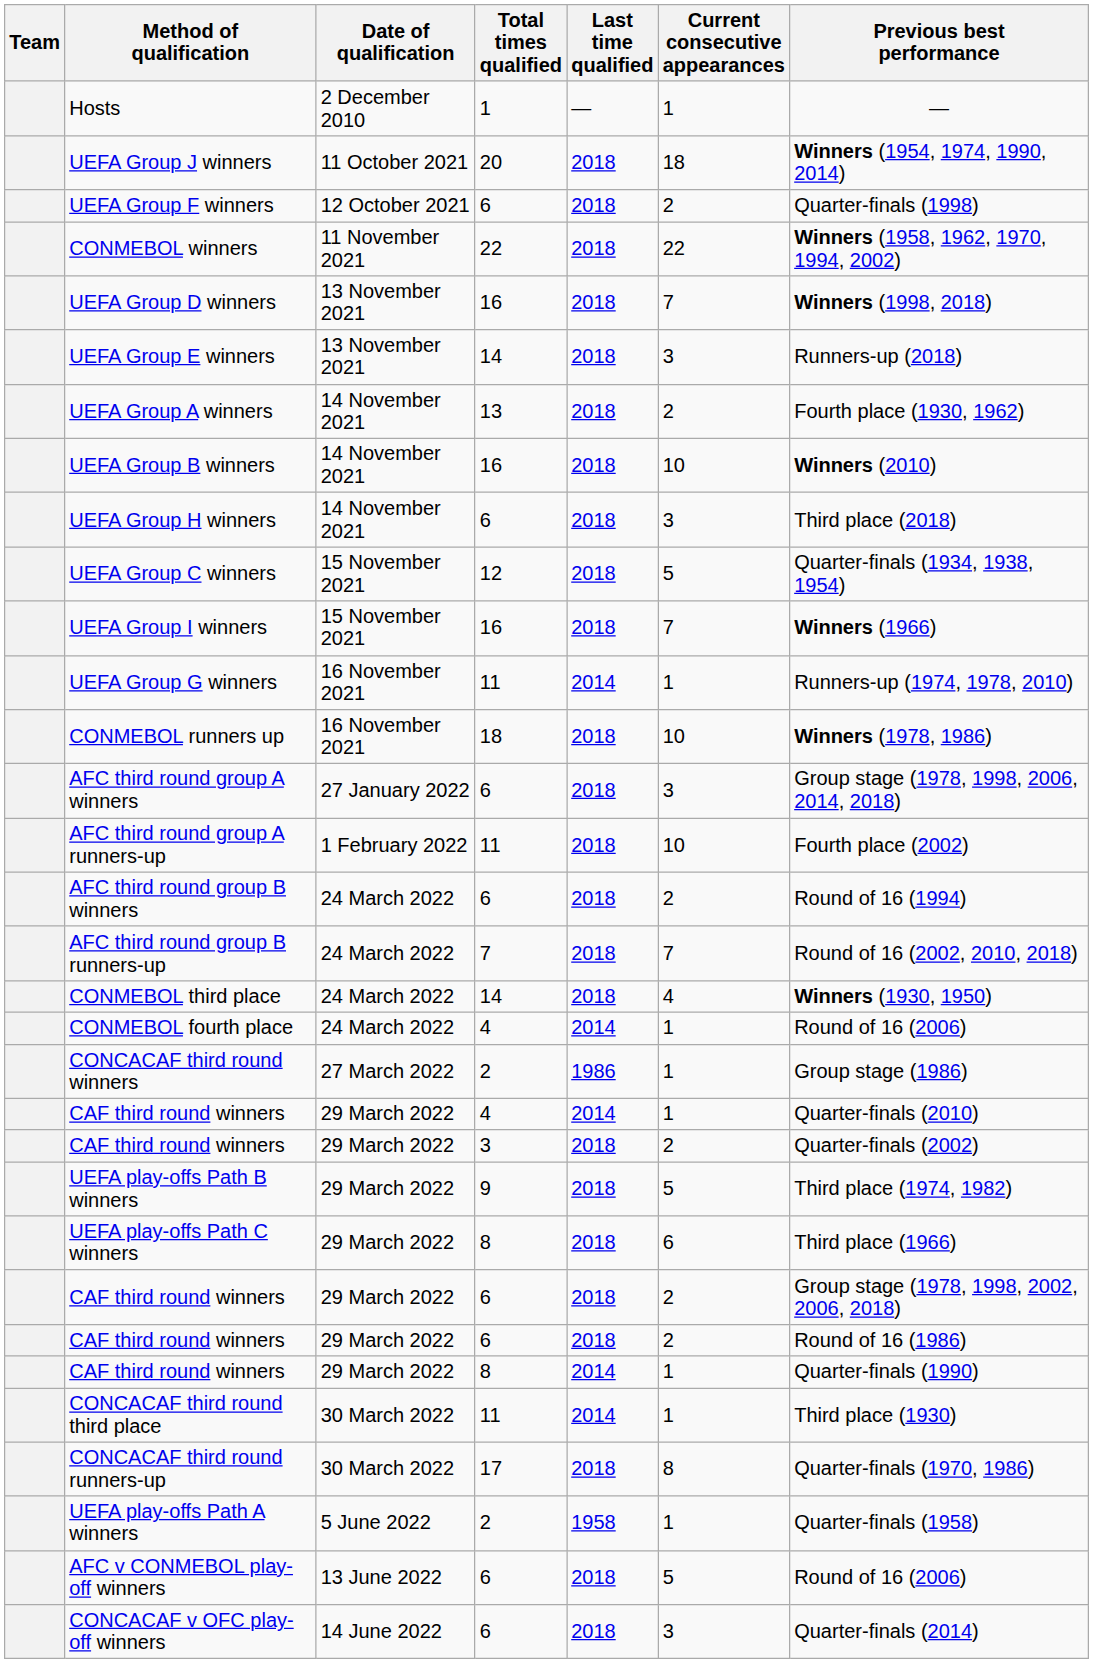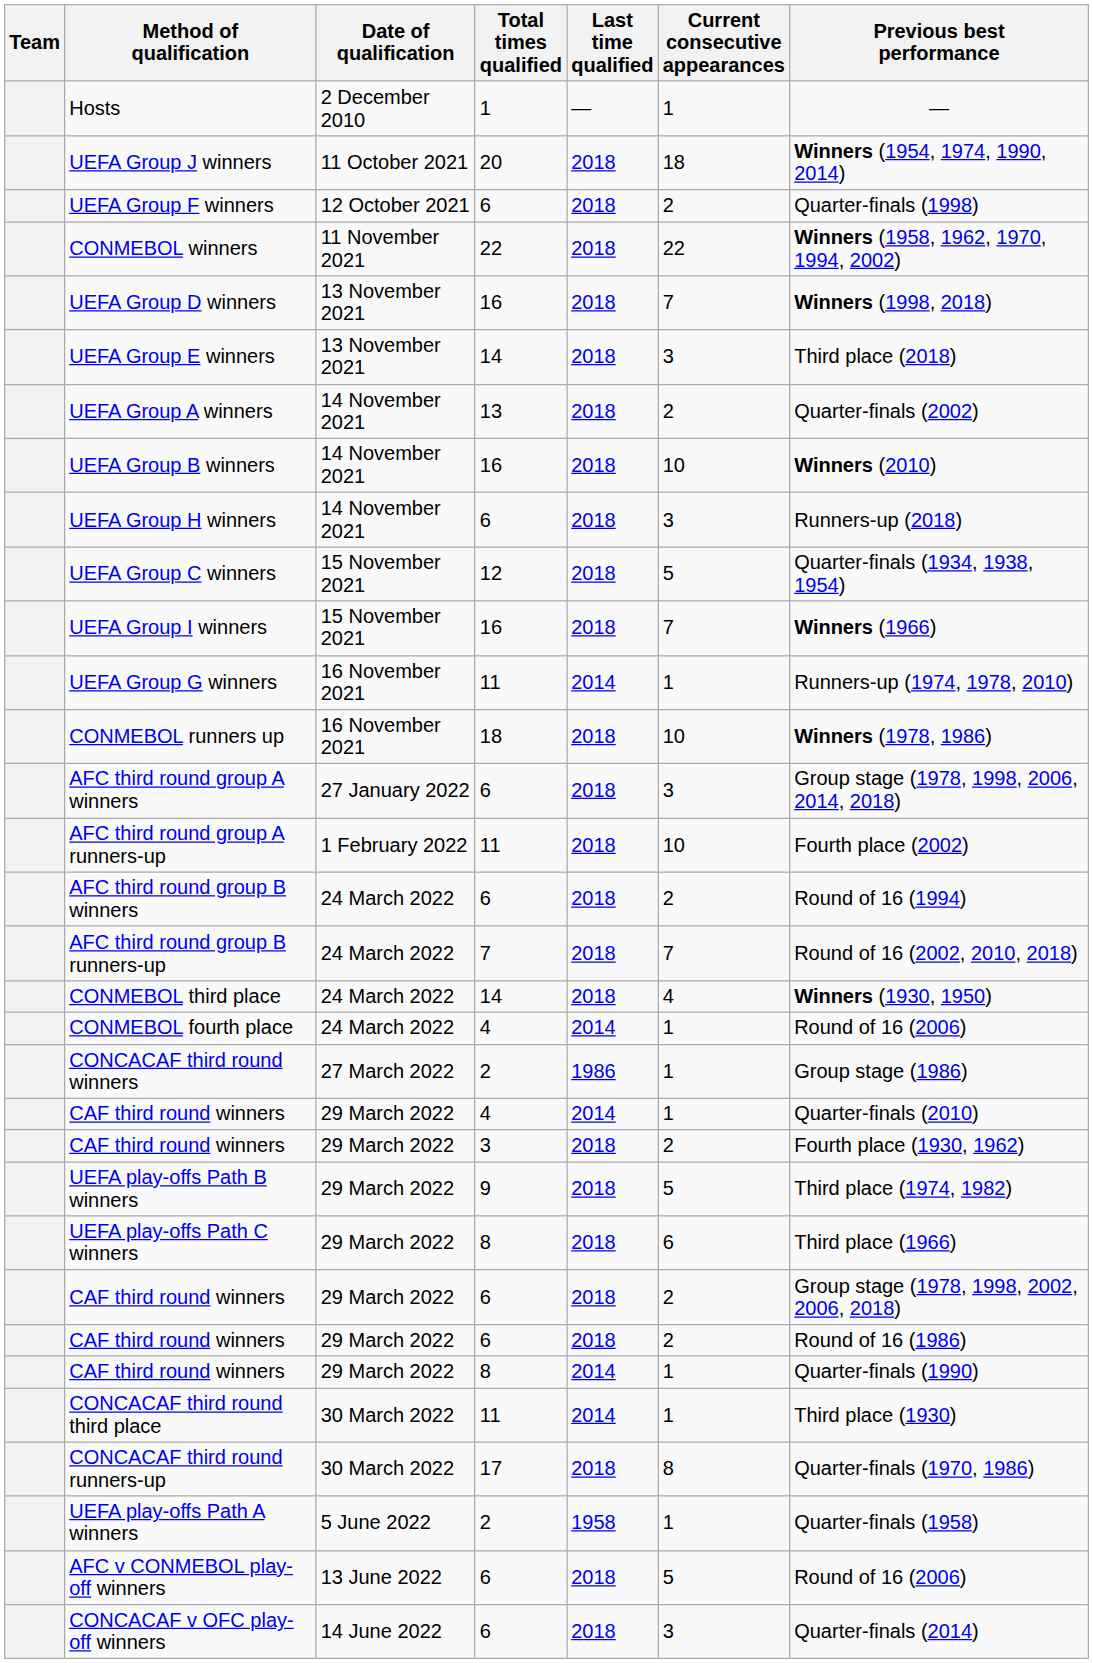(878, 356) Runners-up (2018) -> (875, 356) Third place (2018)
(909, 411) Fourth place (1930, 1962) -> (886, 411) Quarter-finals (2002)
(875, 519) Third place (2018) -> (878, 519) Runners-up (2018)
(886, 1145) Quarter-finals (2002) -> (909, 1145) Fourth place (1930, 1962)
